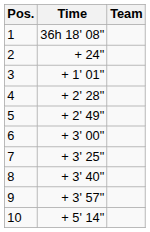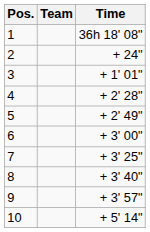columns swapped: (126, 14) <-> (72, 14)
